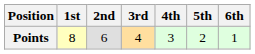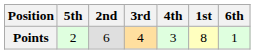columns swapped: (72, 15) <-> (203, 15)
